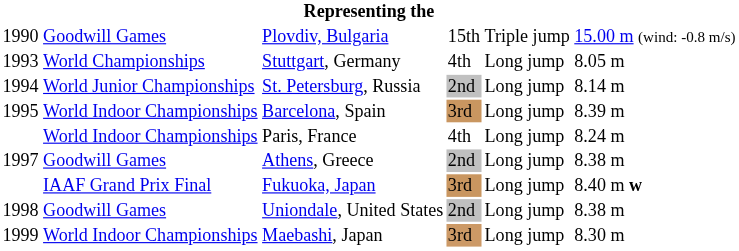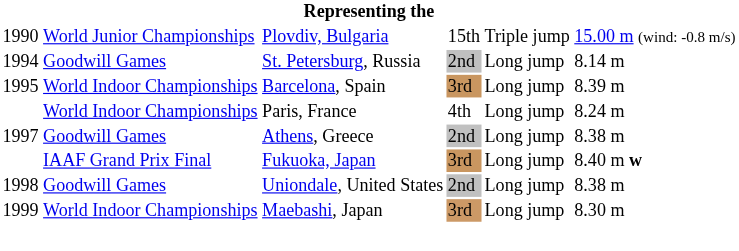(105, 36) Goodwill Games -> (149, 36) World Junior Championships
- row: (331, 61)
(149, 86) World Junior Championships -> (105, 61) Goodwill Games
